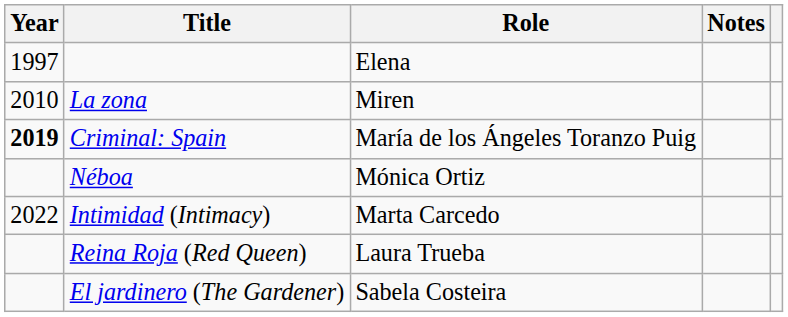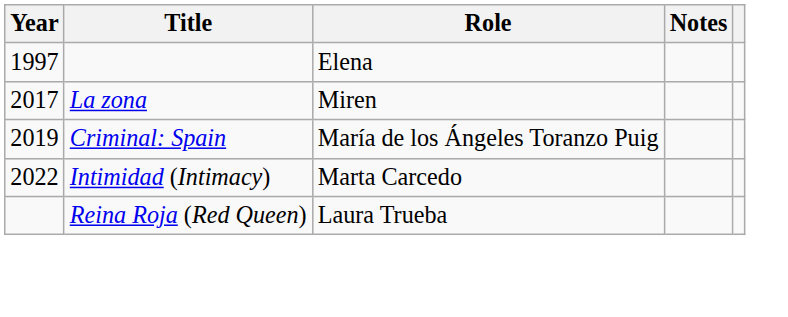(34, 100) 2010 -> (34, 100) 2017
(34, 138) bold -> (34, 138) normal
- row: (101, 176)
- row: (207, 291)
